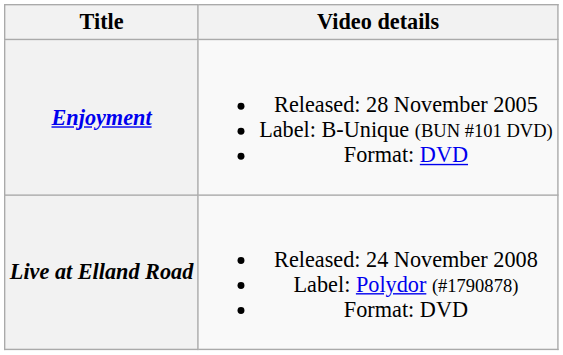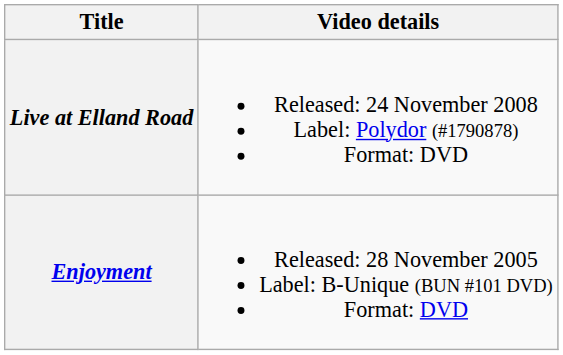rows swapped: (102, 117) <-> (102, 271)
